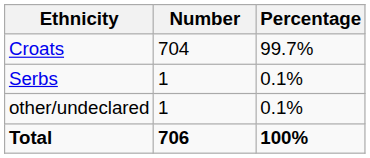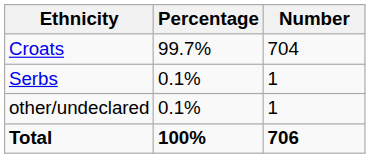columns swapped: (205, 19) <-> (311, 19)
